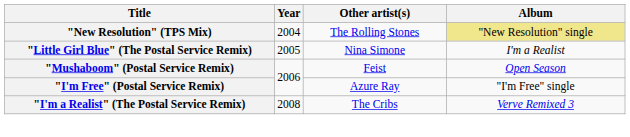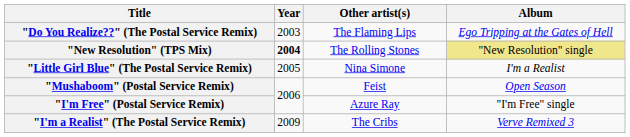+ row: (139, 31)
(289, 31) normal -> (289, 50) bold
(289, 104) 2008 -> (289, 123) 2009
